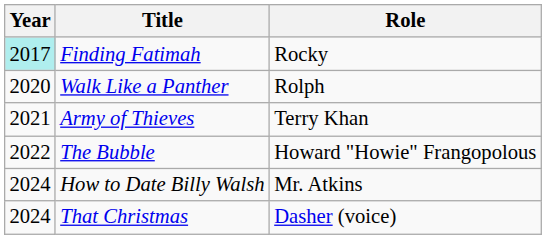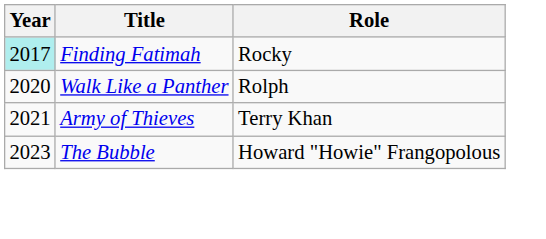(30, 151) 2022 -> (30, 151) 2023
- row: (162, 184)
- row: (124, 217)
